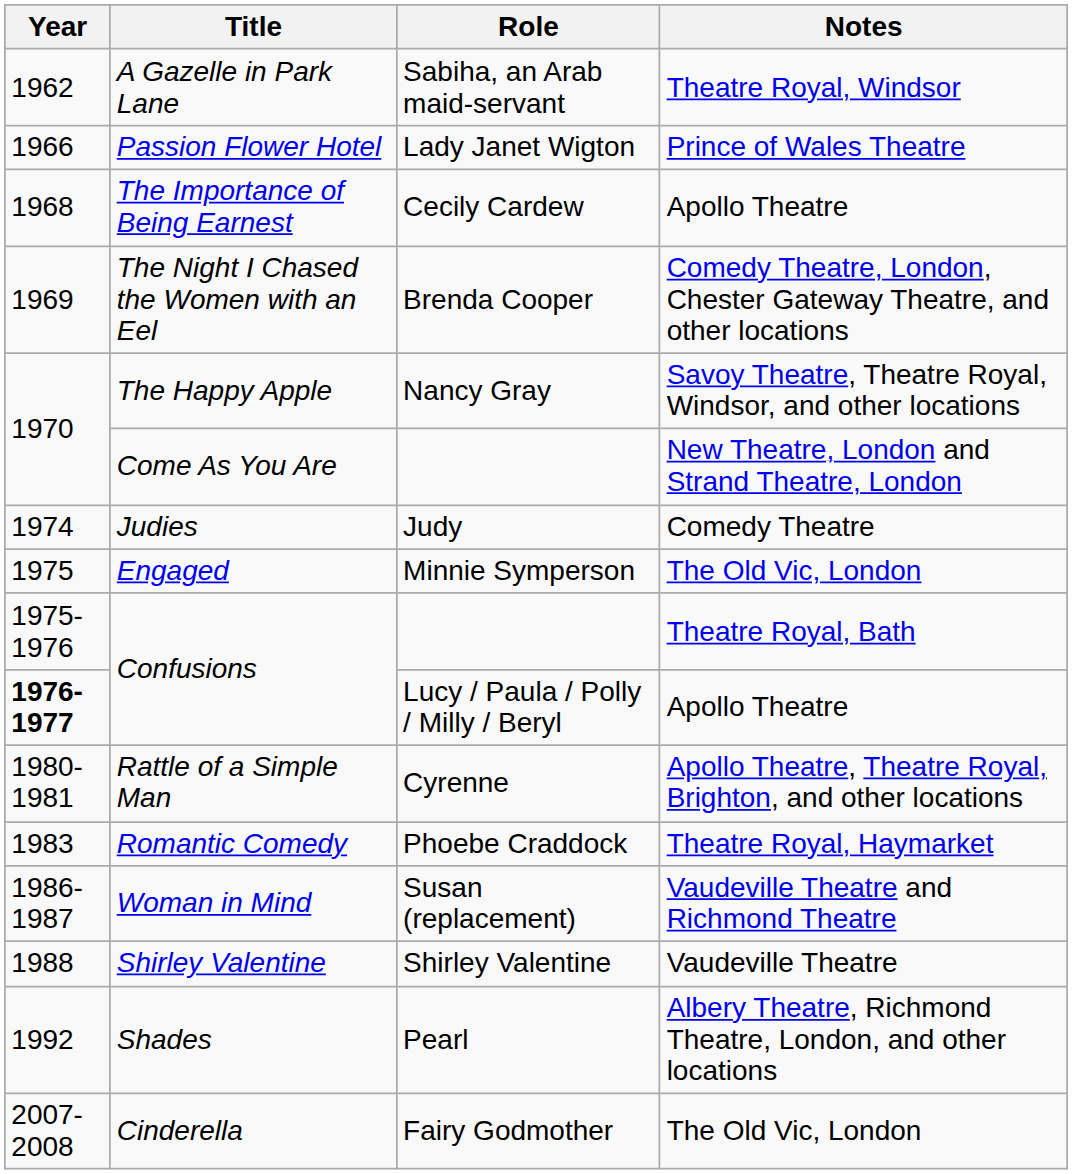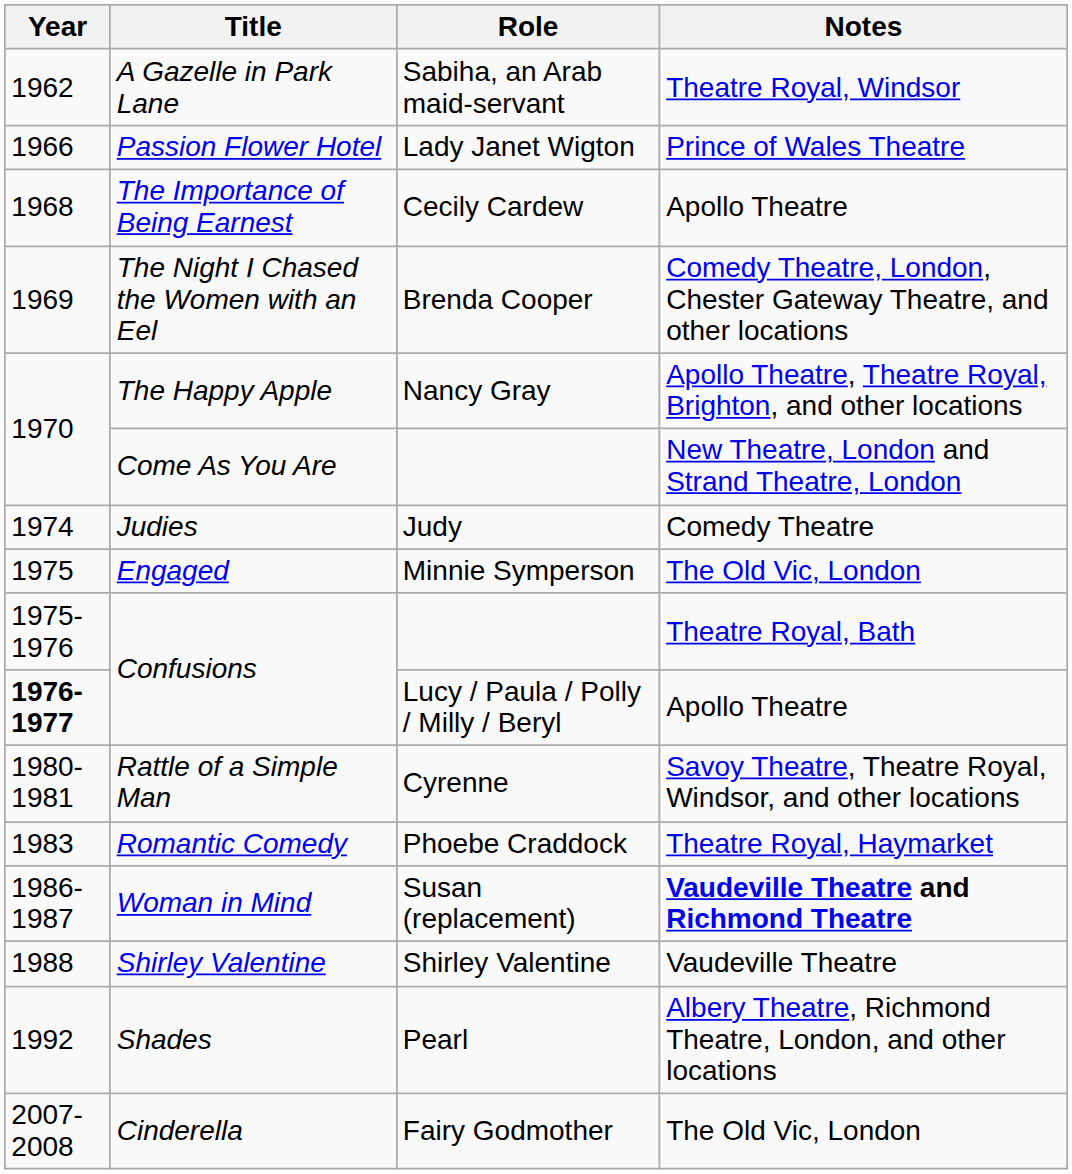(857, 390) Savoy Theatre, Theatre Royal, Windsor, and other locations -> (856, 390) Apollo Theatre, Theatre Royal, Brighton, and other locations
(857, 782) Apollo Theatre, Theatre Royal, Brighton, and other locations -> (856, 782) Savoy Theatre, Theatre Royal, Windsor, and other locations
(809, 903) normal -> (818, 903) bold
